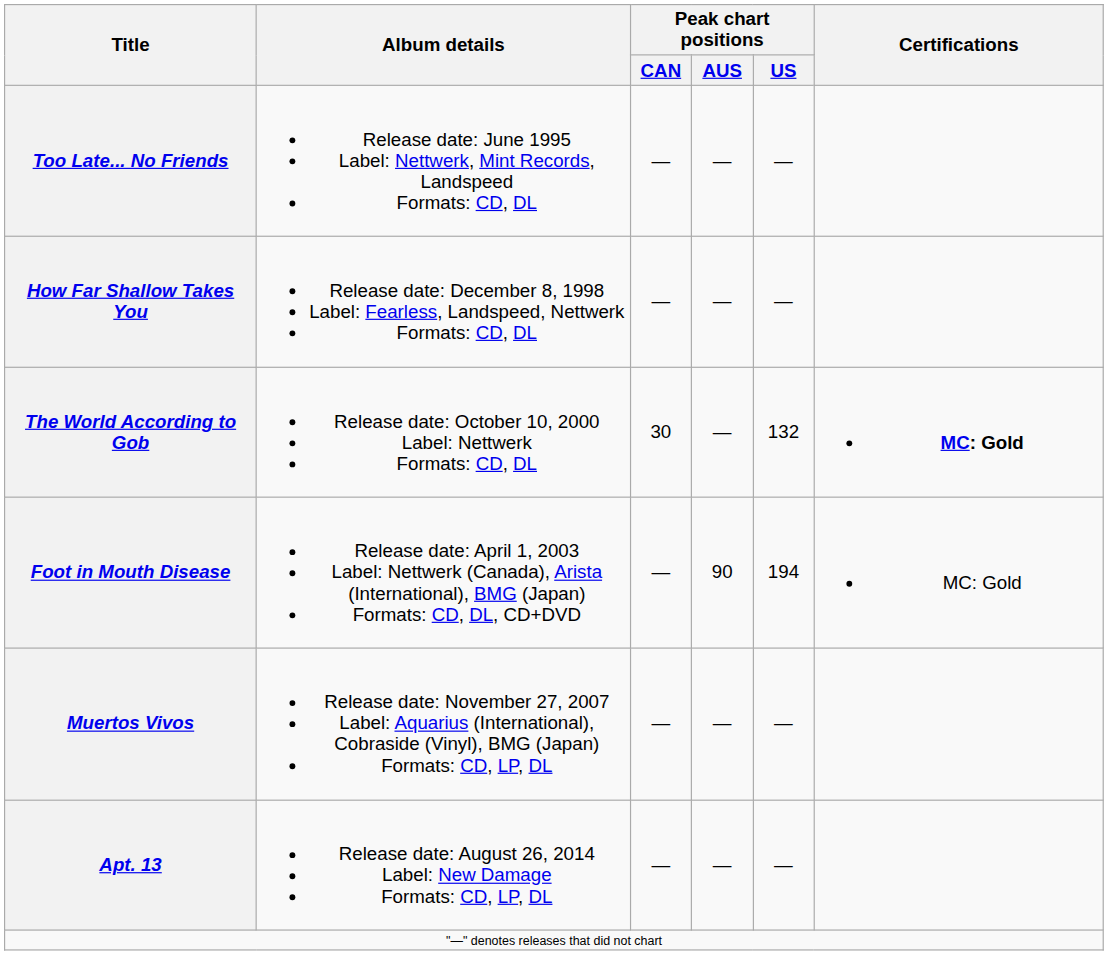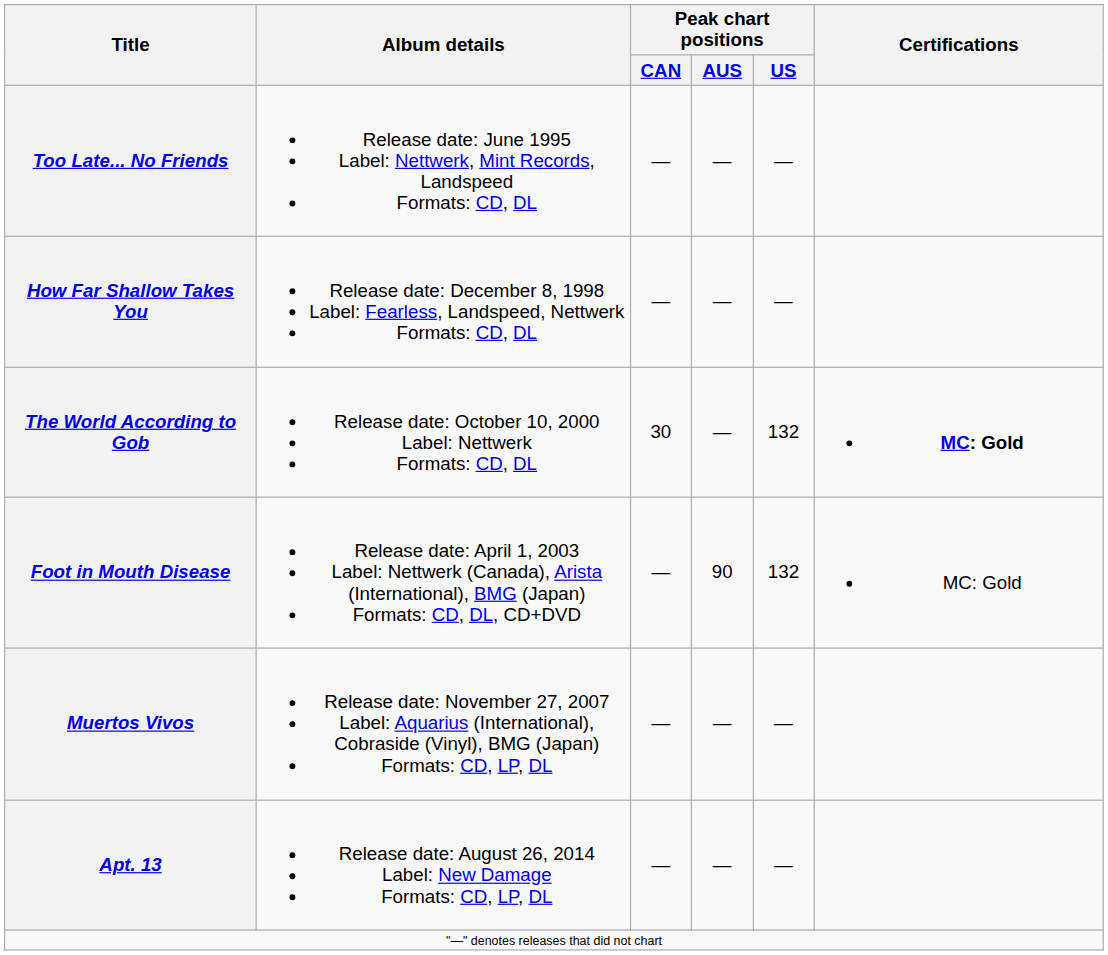(783, 572) 194 -> (783, 572) 132
